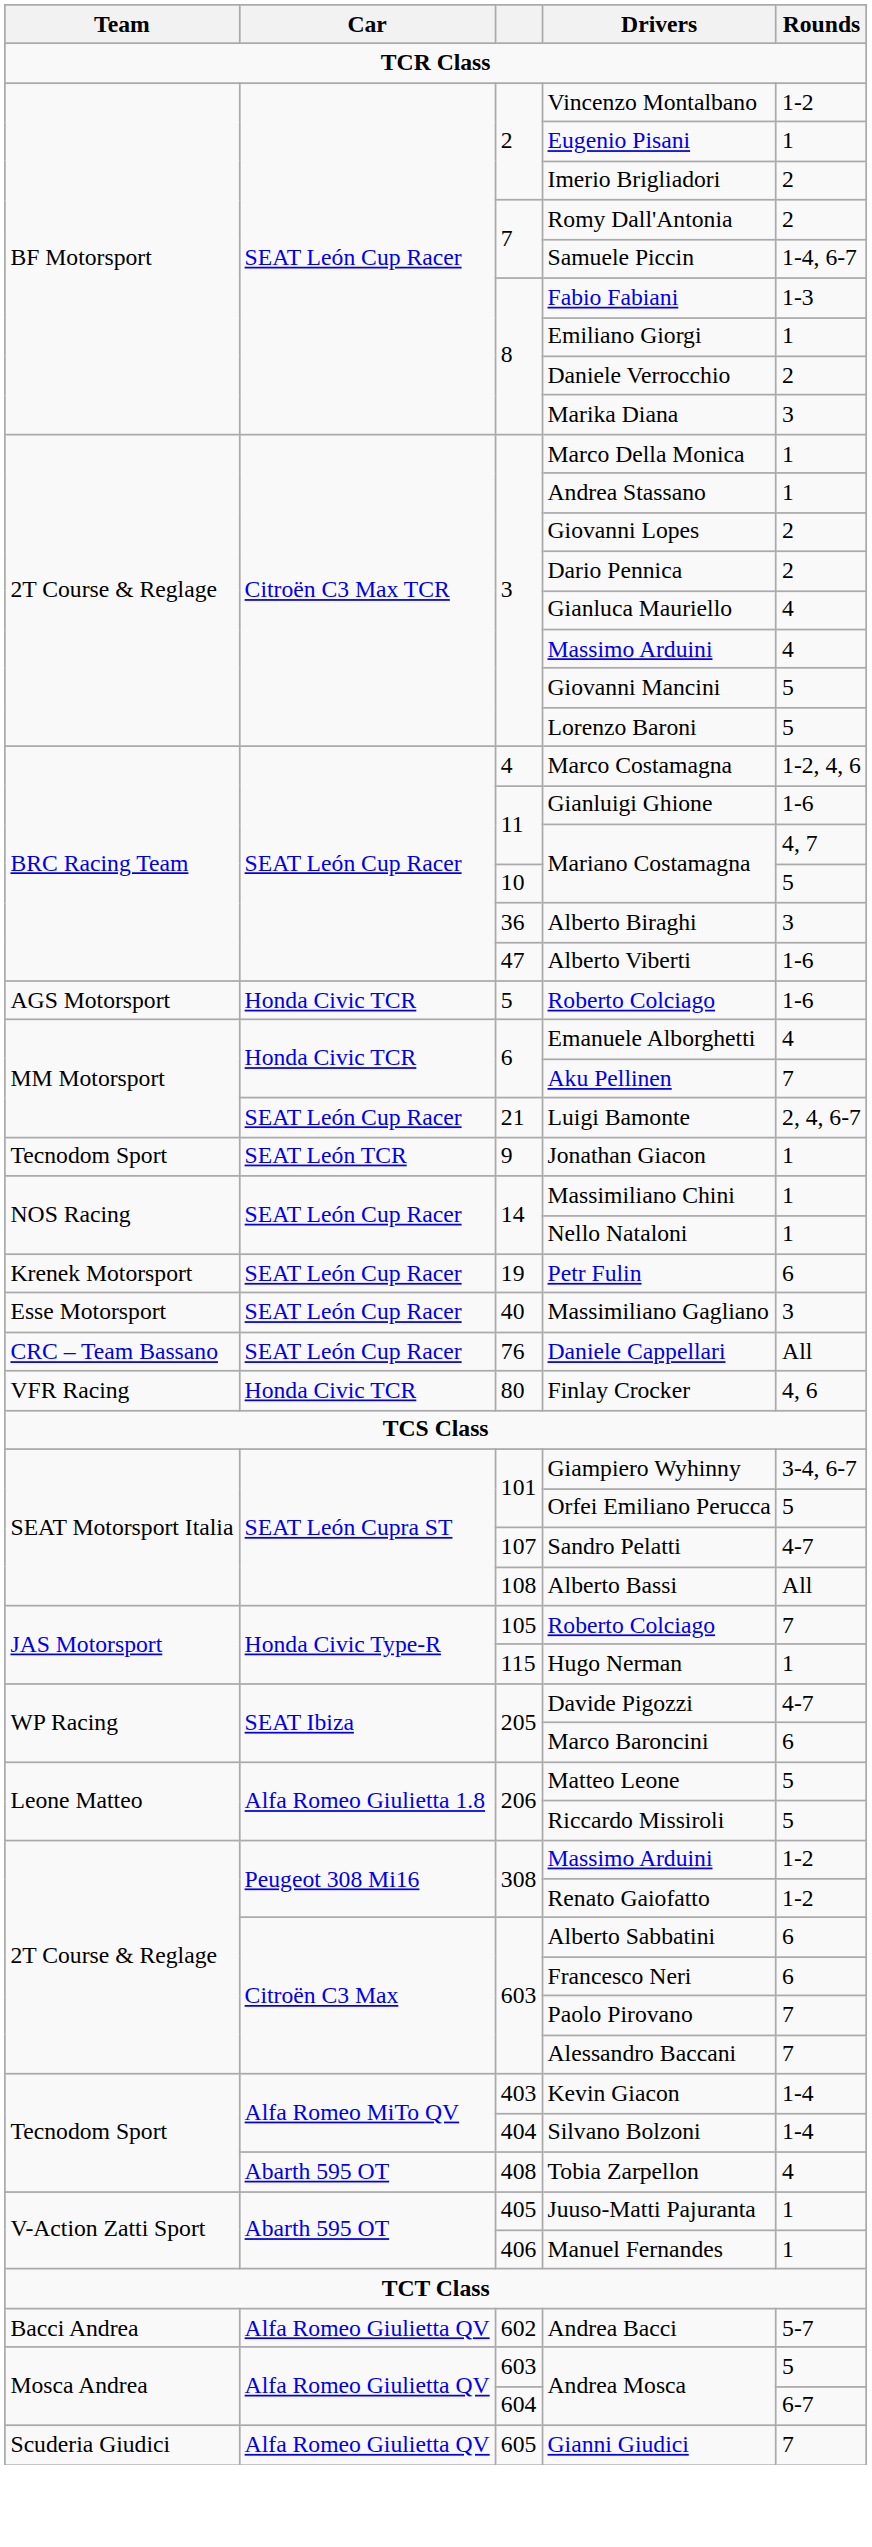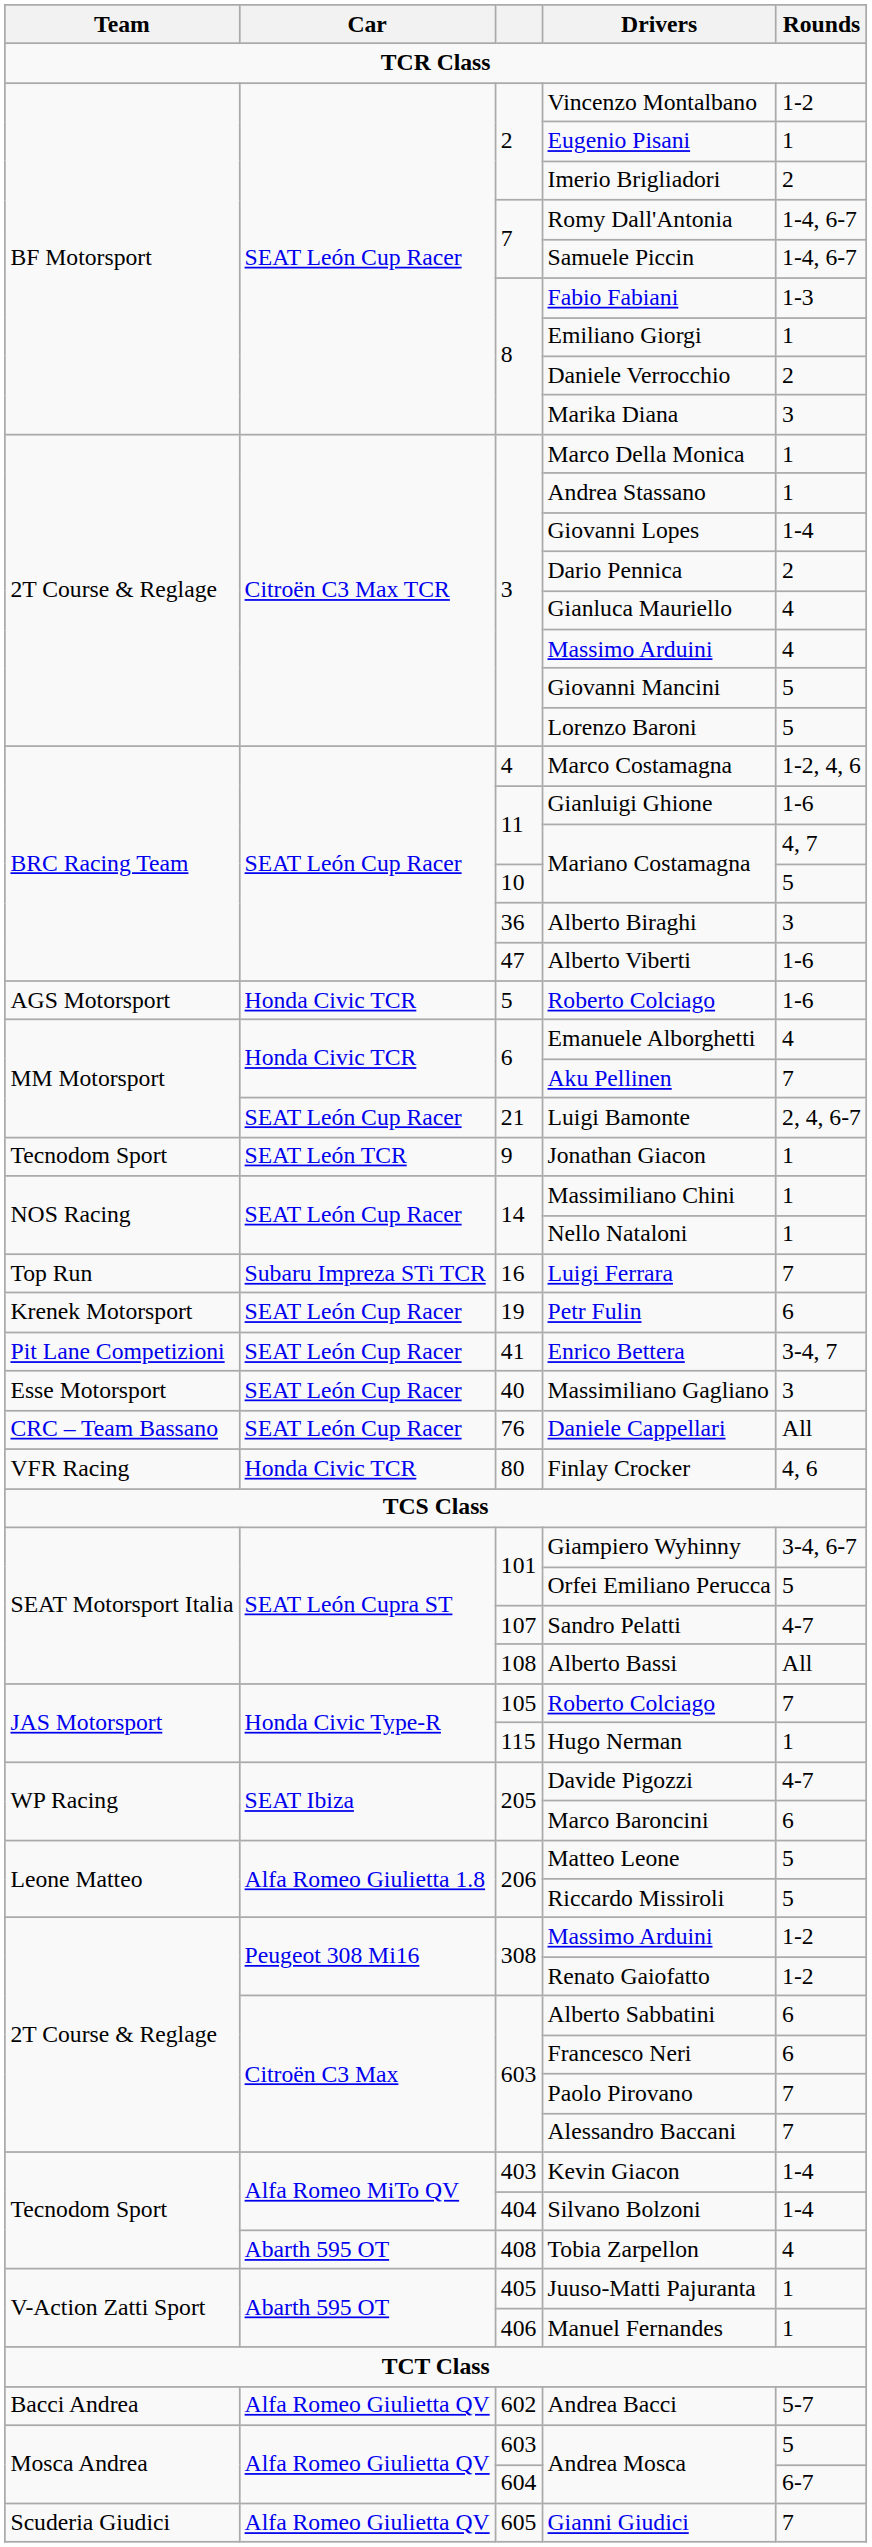(788, 218) 2 -> (820, 218) 1-4, 6-7
(788, 531) 2 -> (798, 531) 1-4
+ row: (513, 1272)
+ row: (513, 1351)
